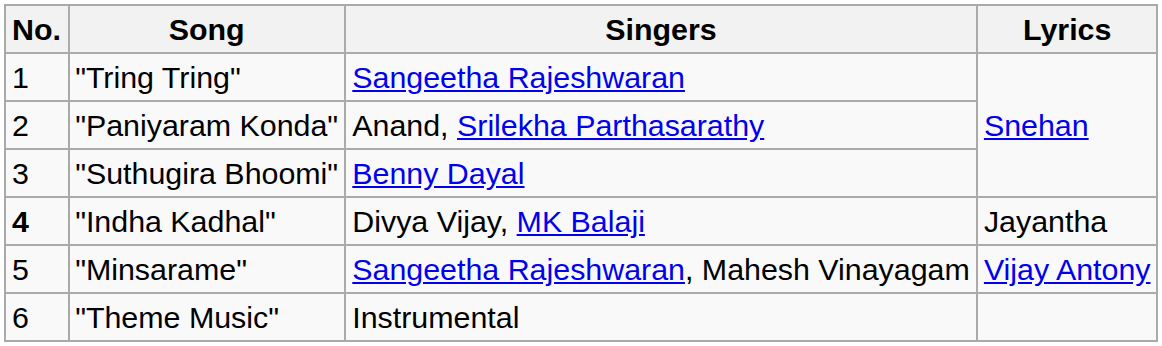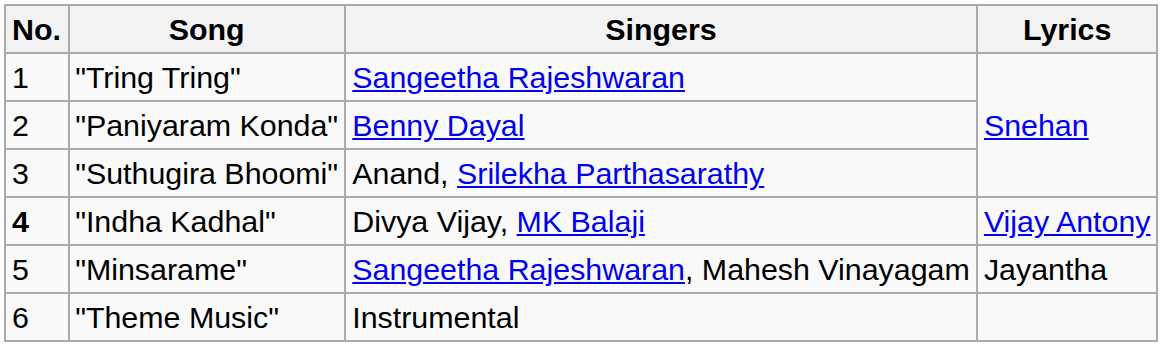(558, 126) Anand, Srilekha Parthasarathy -> (438, 126) Benny Dayal
(438, 174) Benny Dayal -> (558, 174) Anand, Srilekha Parthasarathy
(1046, 222) Jayantha -> (1067, 222) Vijay Antony
(1067, 270) Vijay Antony -> (1046, 270) Jayantha
